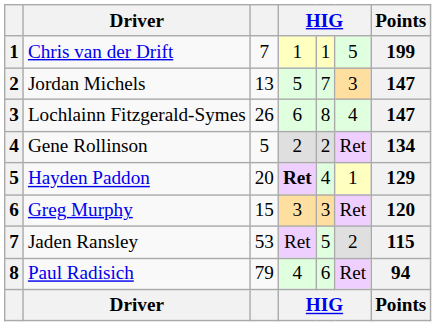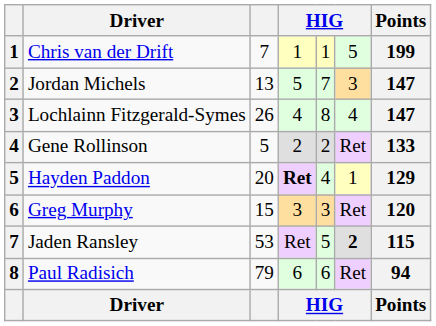(297, 114) 6 -> (297, 114) 4
(401, 146) 134 -> (401, 146) 133
(353, 241) normal -> (353, 241) bold
(297, 273) 4 -> (297, 273) 6
